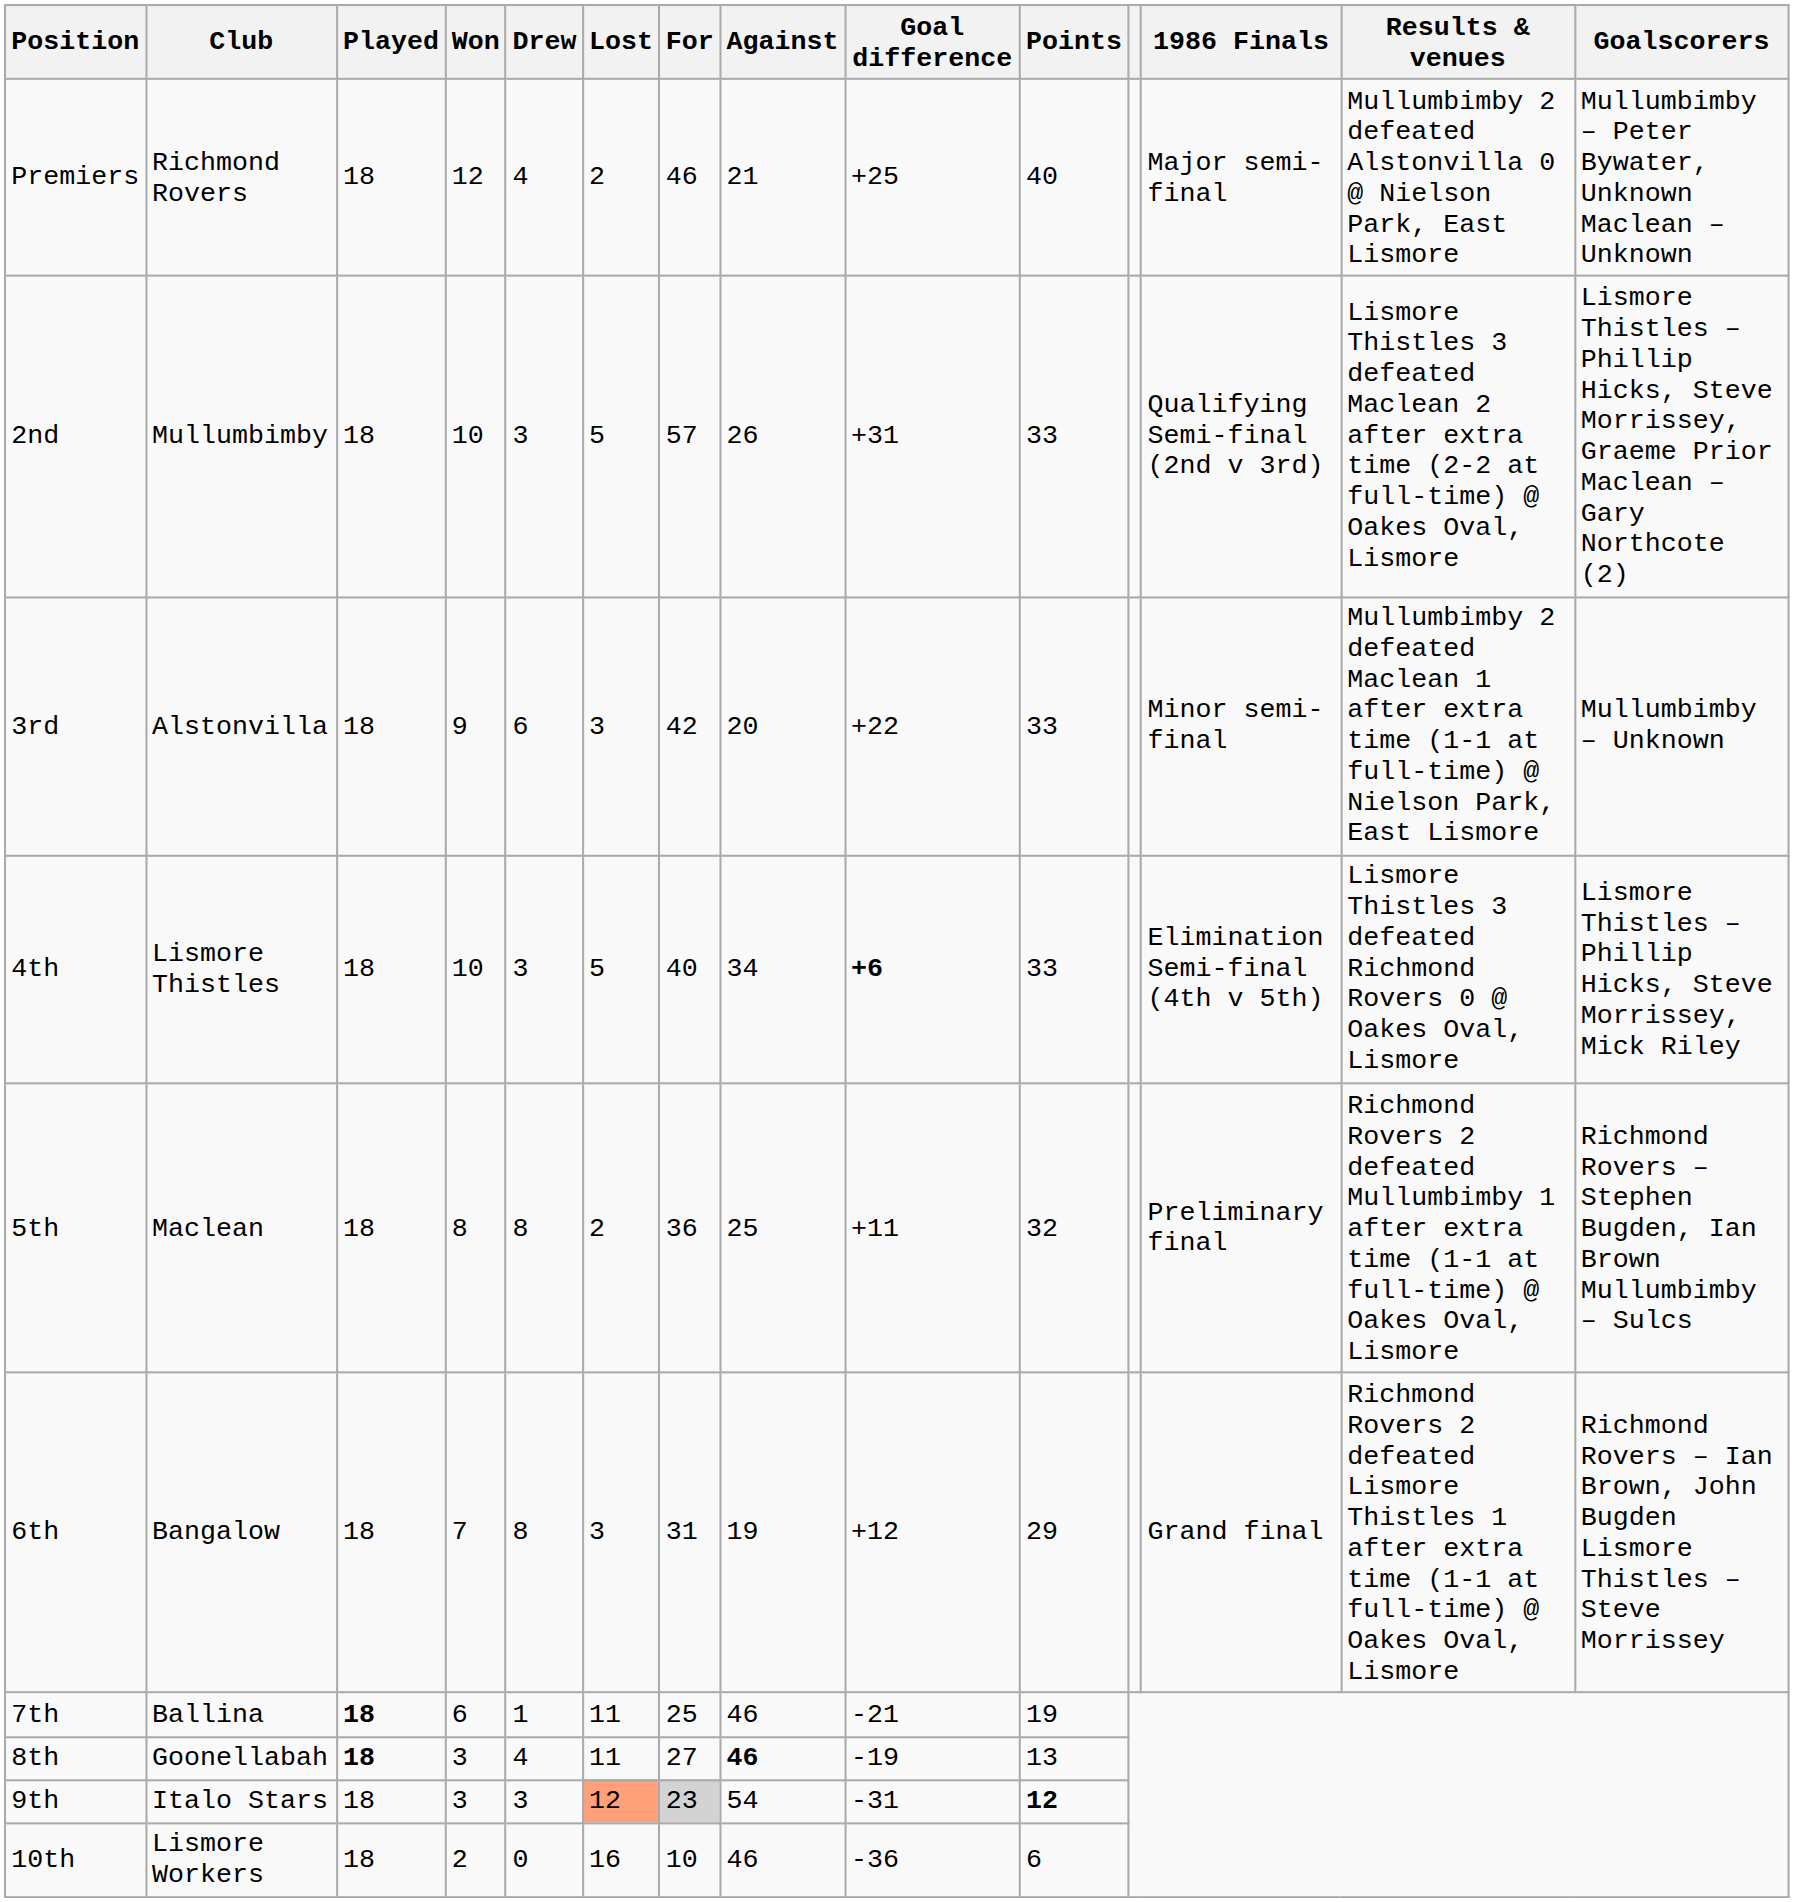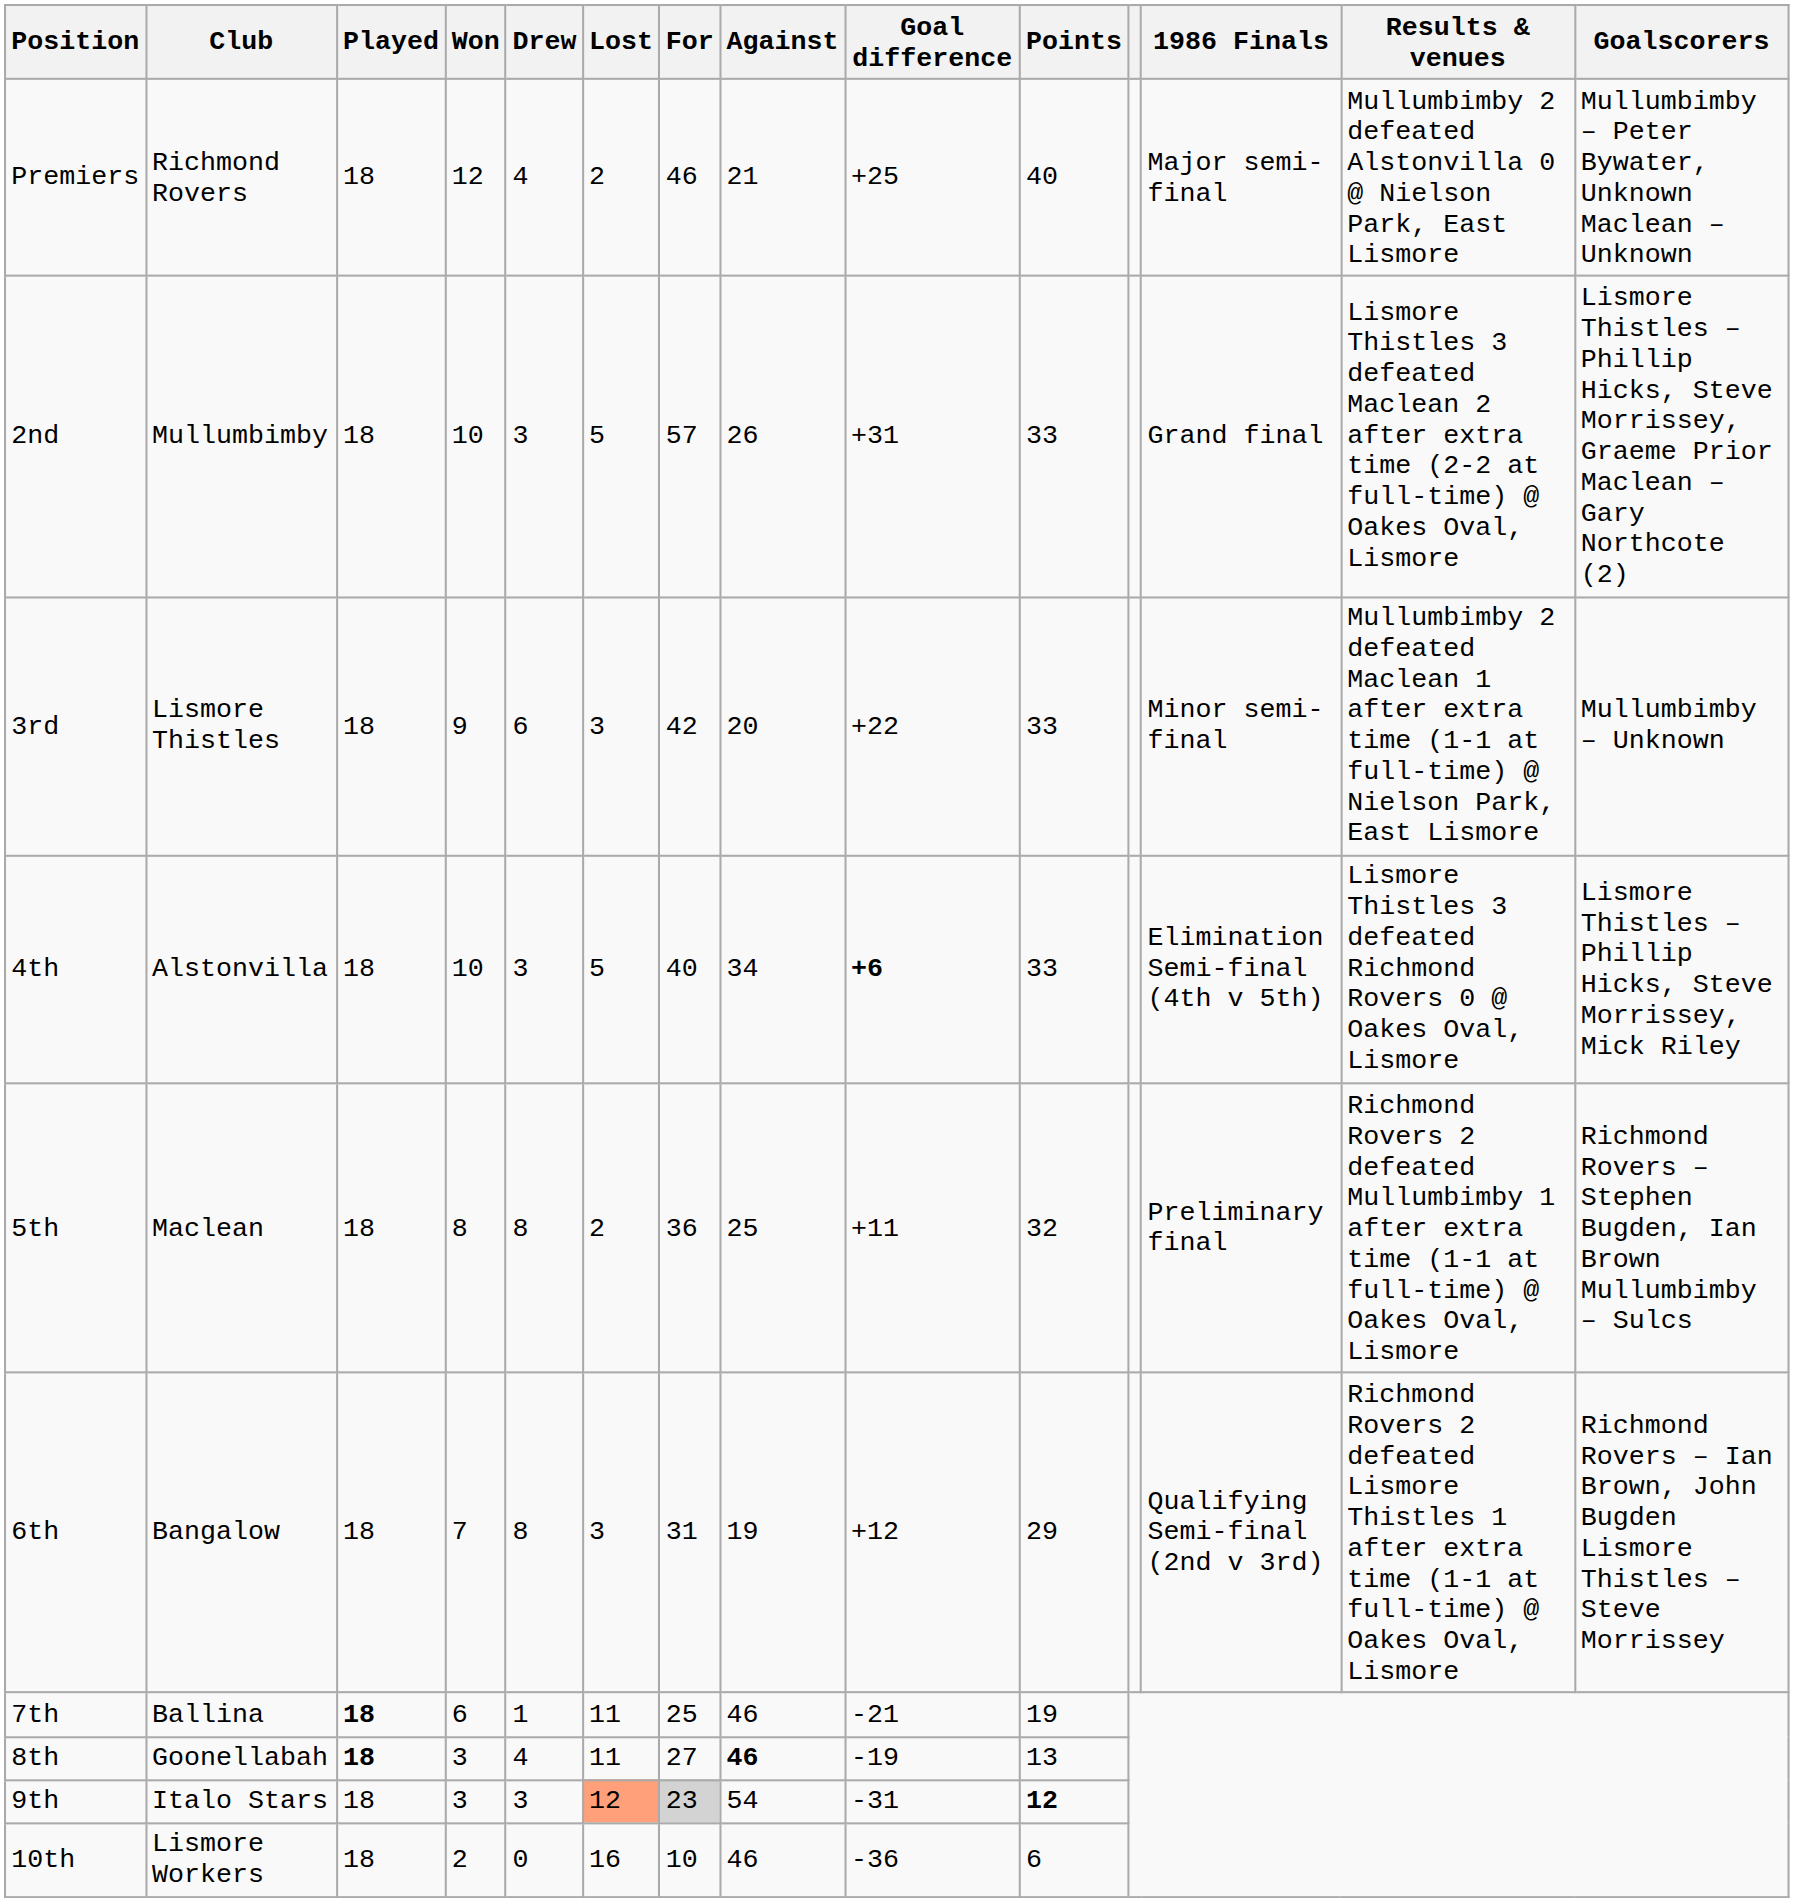(1235, 436) Qualifying Semi-final (2nd v 3rd) -> (1235, 436) Grand final
(240, 726) Alstonvilla -> (216, 726) Lismore Thistles
(216, 969) Lismore Thistles -> (240, 969) Alstonvilla
(1235, 1533) Grand final -> (1235, 1533) Qualifying Semi-final (2nd v 3rd)
